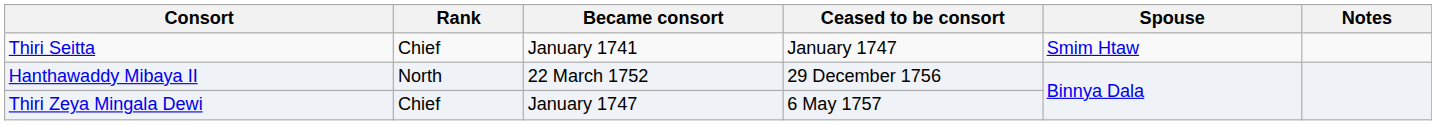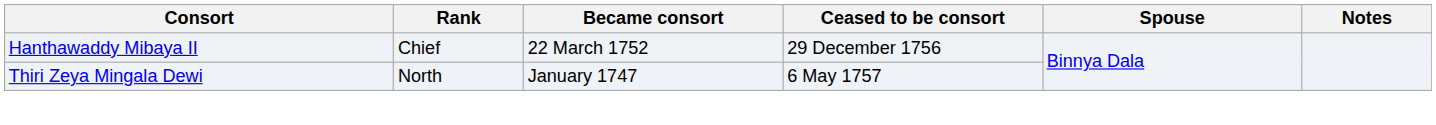- row: (52, 47)
(420, 76) North -> (419, 47) Chief
(419, 104) Chief -> (420, 76) North
